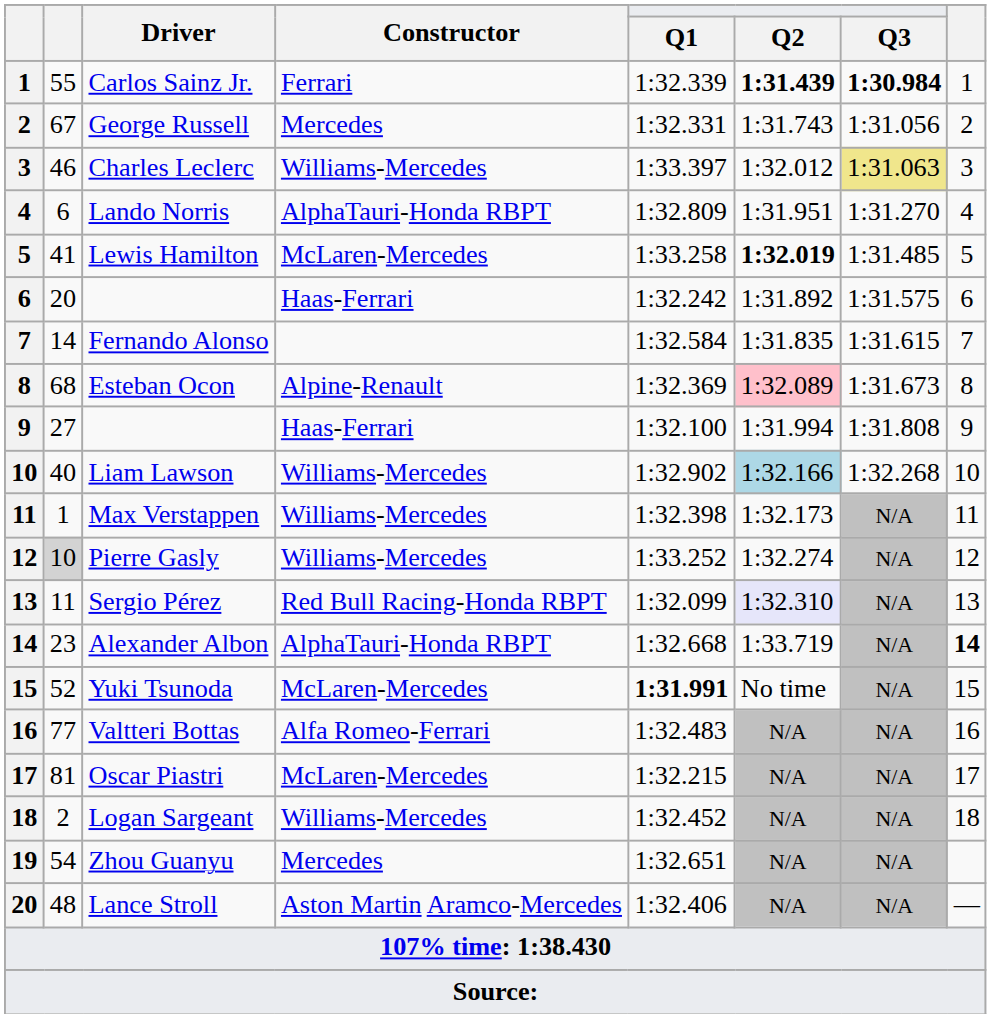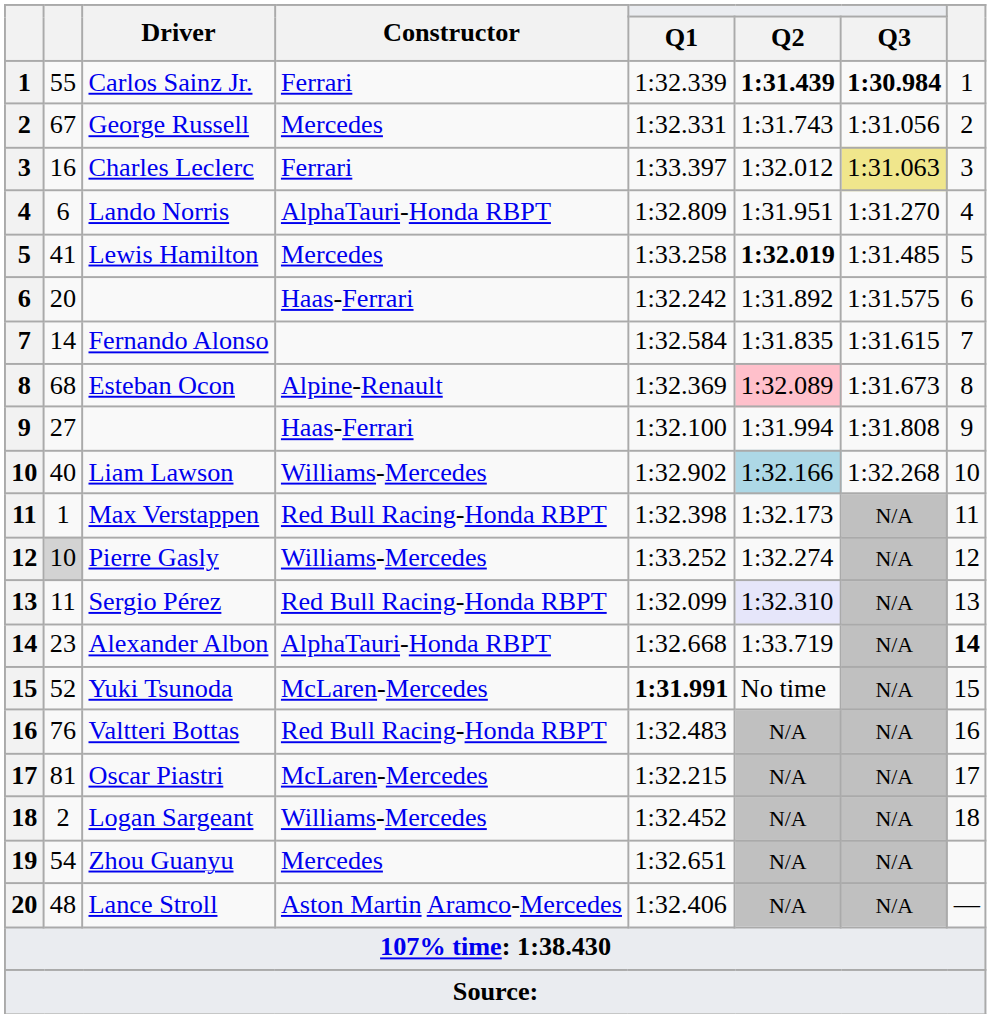(63, 168) 46 -> (63, 168) 16
(384, 168) Williams-Mercedes -> (317, 168) Ferrari
(384, 254) McLaren-Mercedes -> (332, 254) Mercedes
(384, 514) Williams-Mercedes -> (444, 514) Red Bull Racing-Honda RBPT
(63, 731) 77 -> (63, 731) 76
(385, 731) Alfa Romeo-Ferrari -> (444, 731) Red Bull Racing-Honda RBPT
